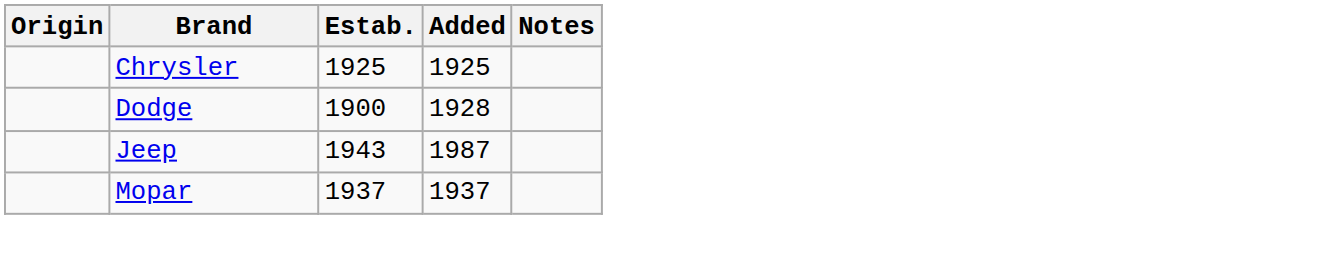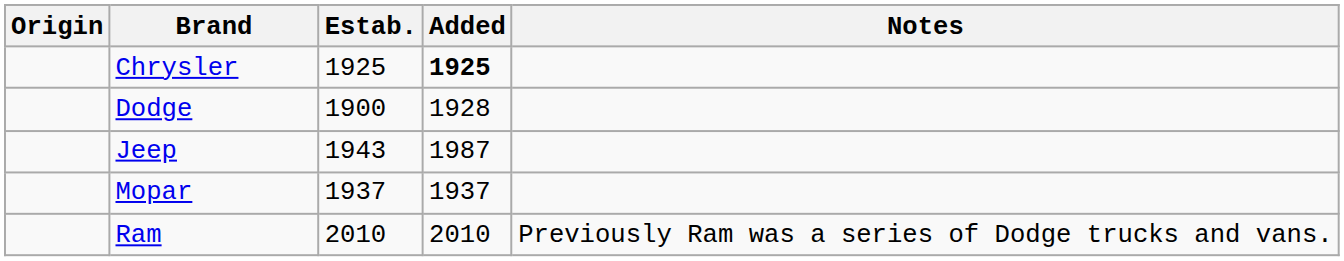(460, 68) normal -> (460, 68) bold
+ row: (139, 235)
